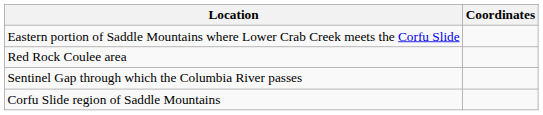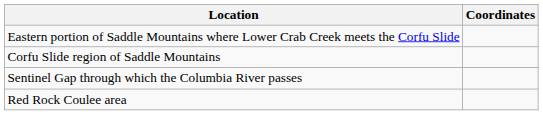rows swapped: (67, 57) <-> (114, 99)
